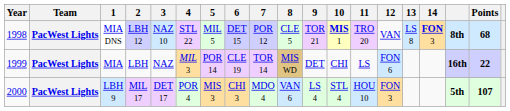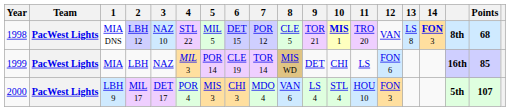(485, 63) 22 -> (485, 63) 85
